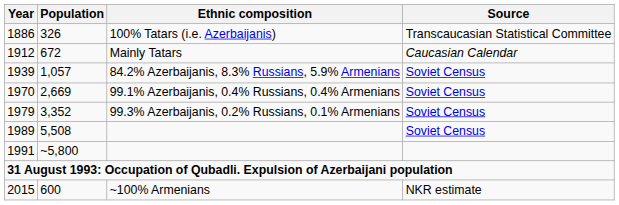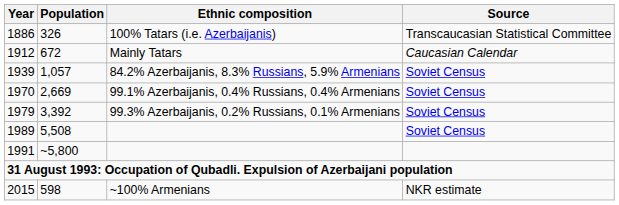(56, 111) 3,352 -> (56, 111) 3,392
(51, 190) 600 -> (51, 190) 598
